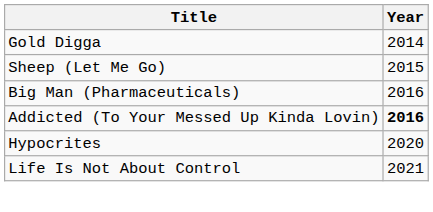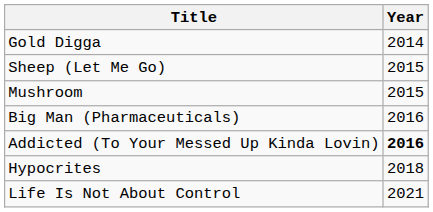+ row: (45, 93)
(406, 143) 2020 -> (406, 168) 2018
